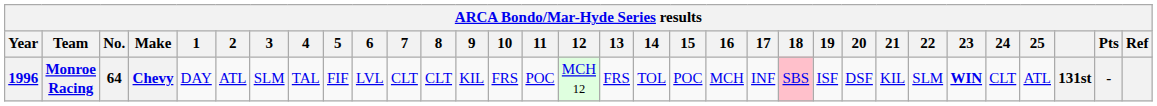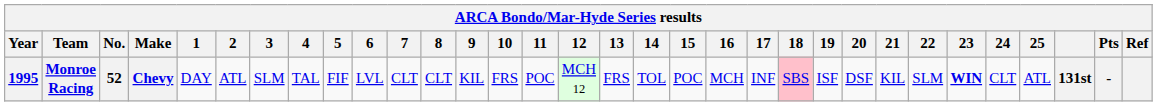(23, 78) 1996 -> (23, 78) 1995
(114, 78) 64 -> (114, 78) 52
